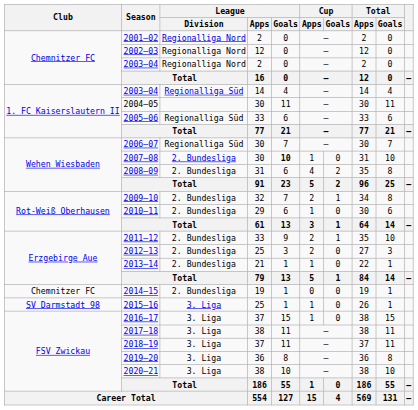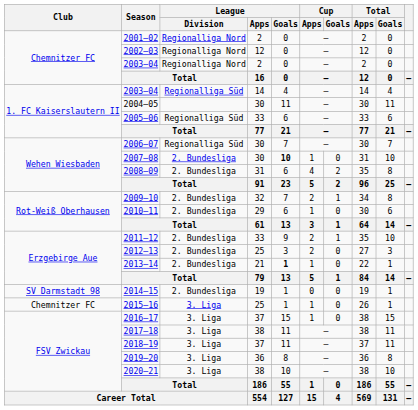(286, 265) normal -> (286, 265) bold
(63, 291) Chemnitzer FC -> (63, 291) SV Darmstadt 98
(63, 305) SV Darmstadt 98 -> (63, 305) Chemnitzer FC
